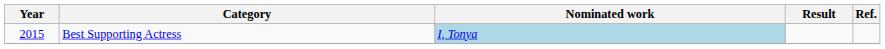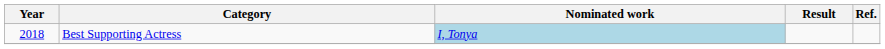(32, 33) 2015 -> (32, 33) 2018
